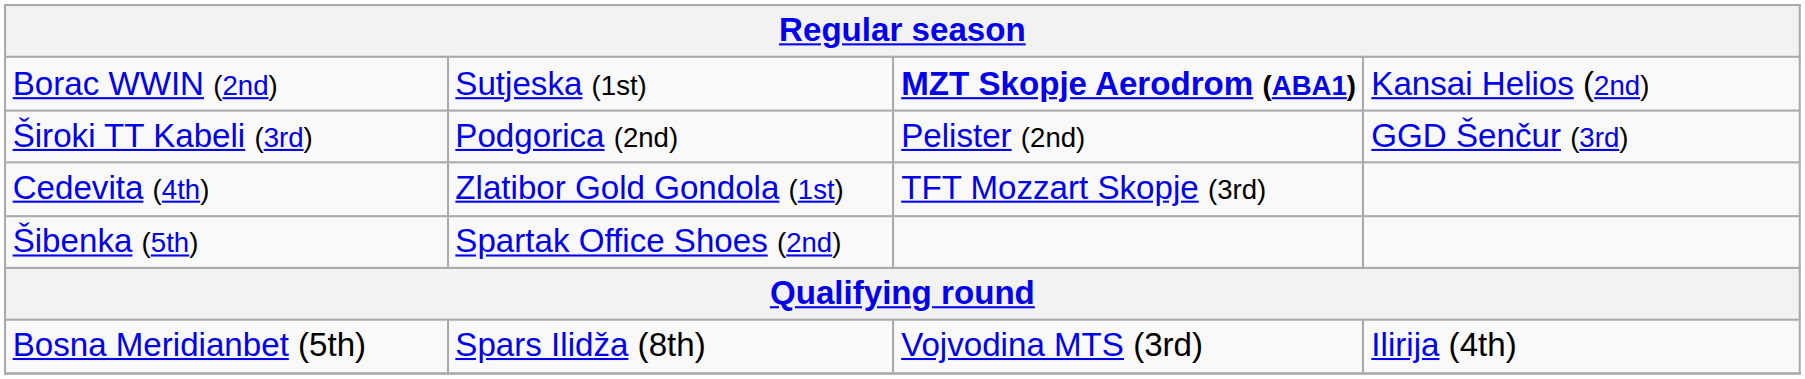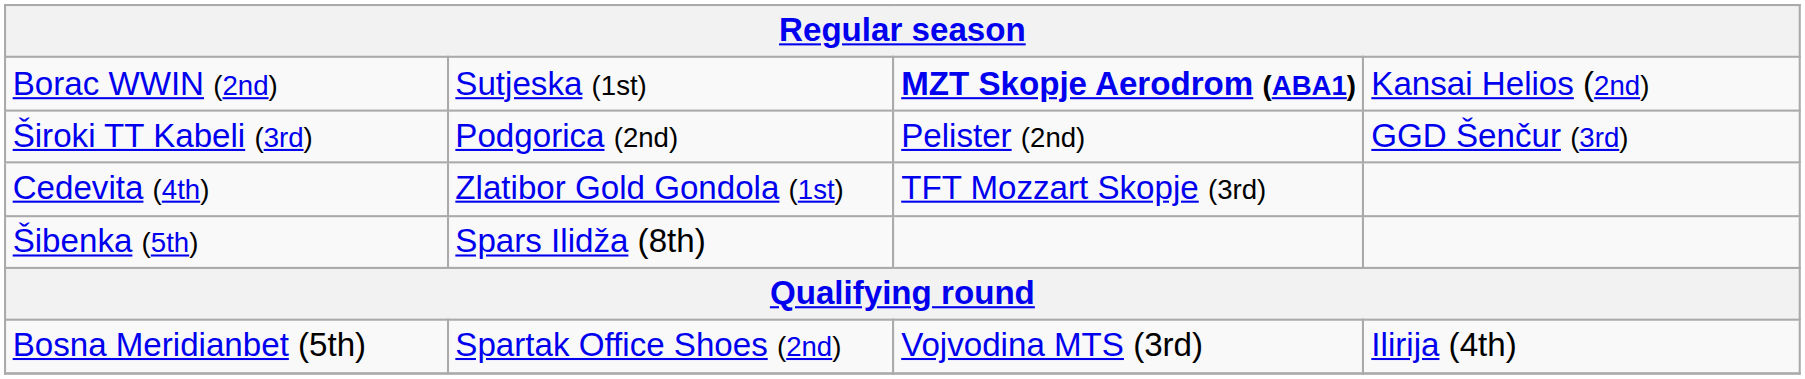(648, 240) Spartak Office Shoes (2nd) -> (581, 240) Spars Ilidža (8th)
(581, 345) Spars Ilidža (8th) -> (648, 345) Spartak Office Shoes (2nd)
